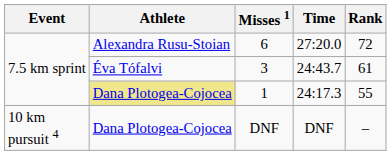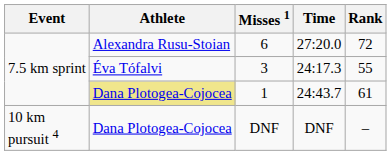(319, 69) 24:43.7 -> (319, 69) 24:17.3
(365, 69) 61 -> (365, 69) 55
(319, 93) 24:17.3 -> (319, 93) 24:43.7
(365, 93) 55 -> (365, 93) 61
